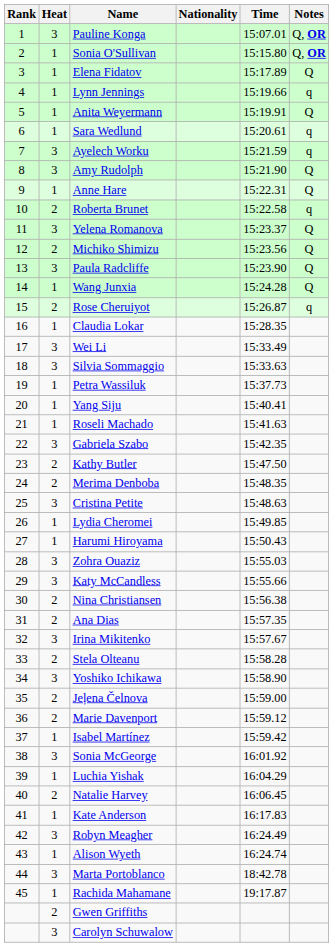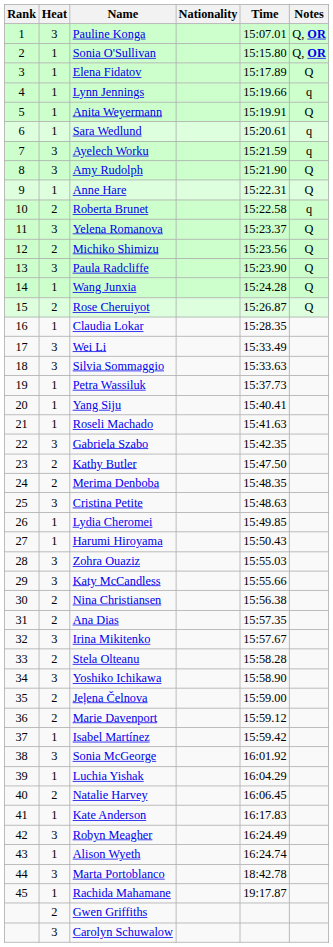(309, 307) q -> (309, 307) Q
